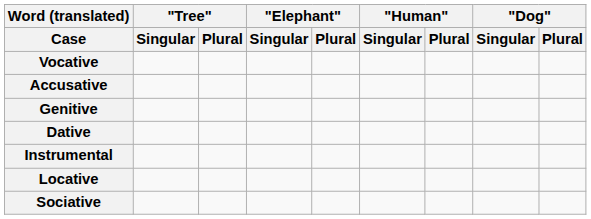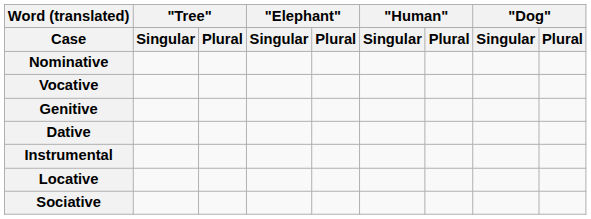+ row: (69, 62)
- row: (69, 86)
